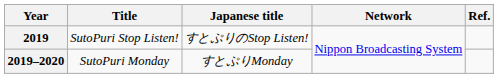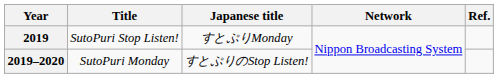(247, 37) すとぷりのStop Listen! -> (247, 37) すとぷりMonday
(247, 61) すとぷりMonday -> (247, 61) すとぷりのStop Listen!
